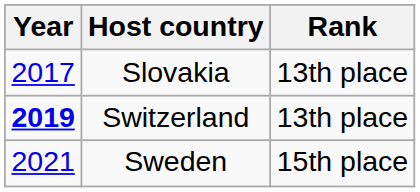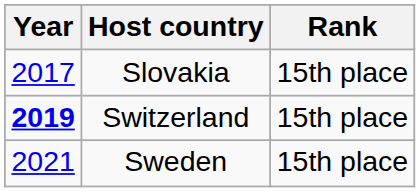(342, 72) 13th place -> (342, 72) 15th place
(342, 117) 13th place -> (342, 117) 15th place
